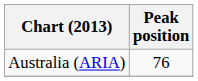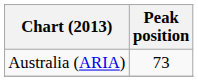(161, 62) 76 -> (161, 62) 73
